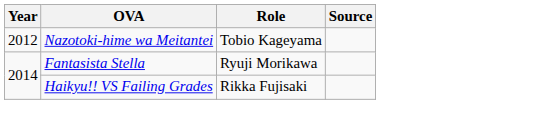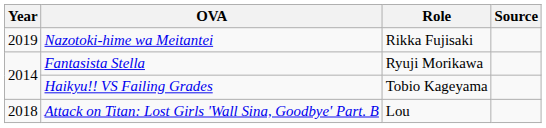(23, 39) 2012 -> (23, 39) 2019
(271, 39) Tobio Kageyama -> (429, 39) Rikka Fujisaki
(264, 87) Rikka Fujisaki -> (437, 87) Tobio Kageyama
+ row: (212, 110)
